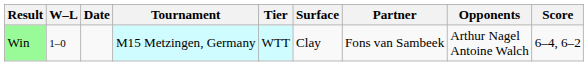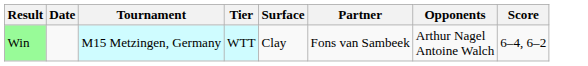- column: (63, 14)
